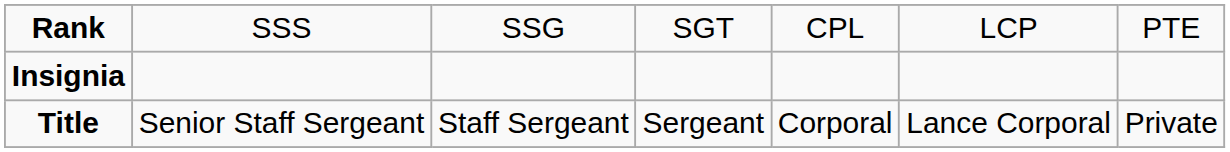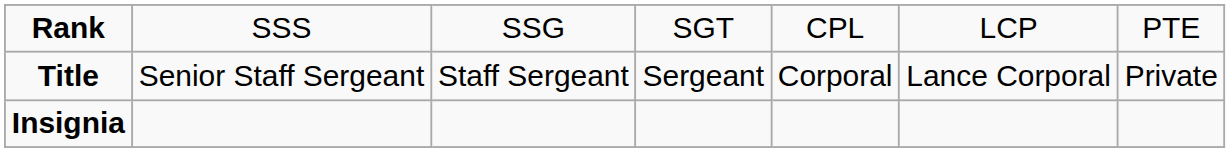rows swapped: (68, 75) <-> (68, 123)
